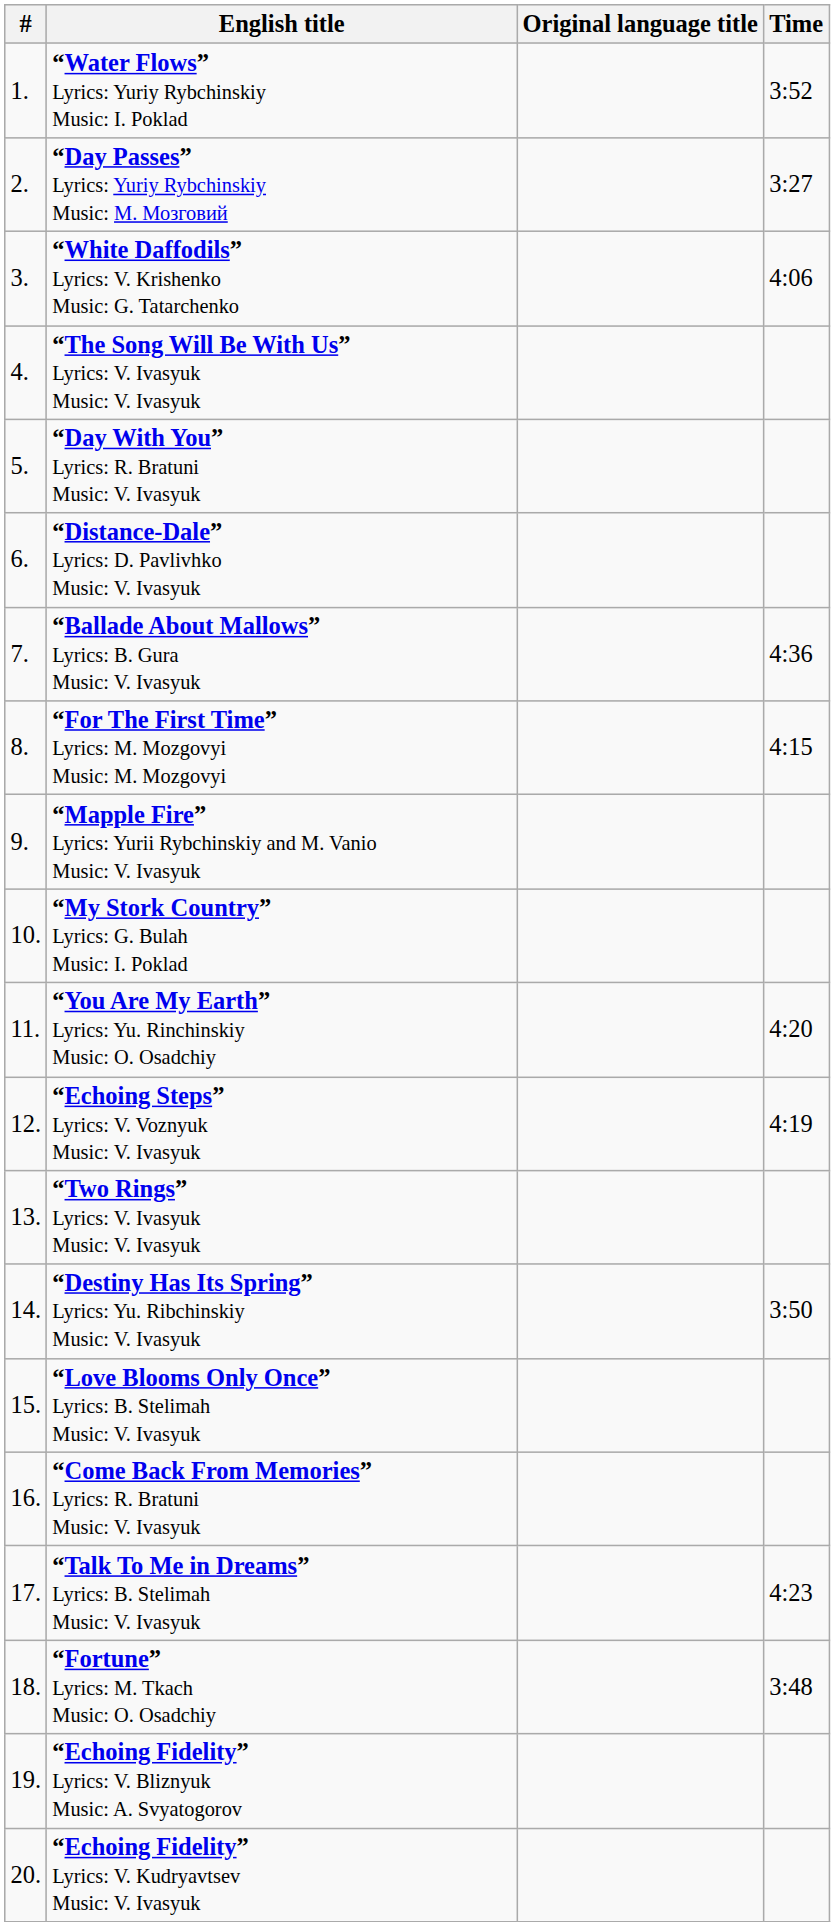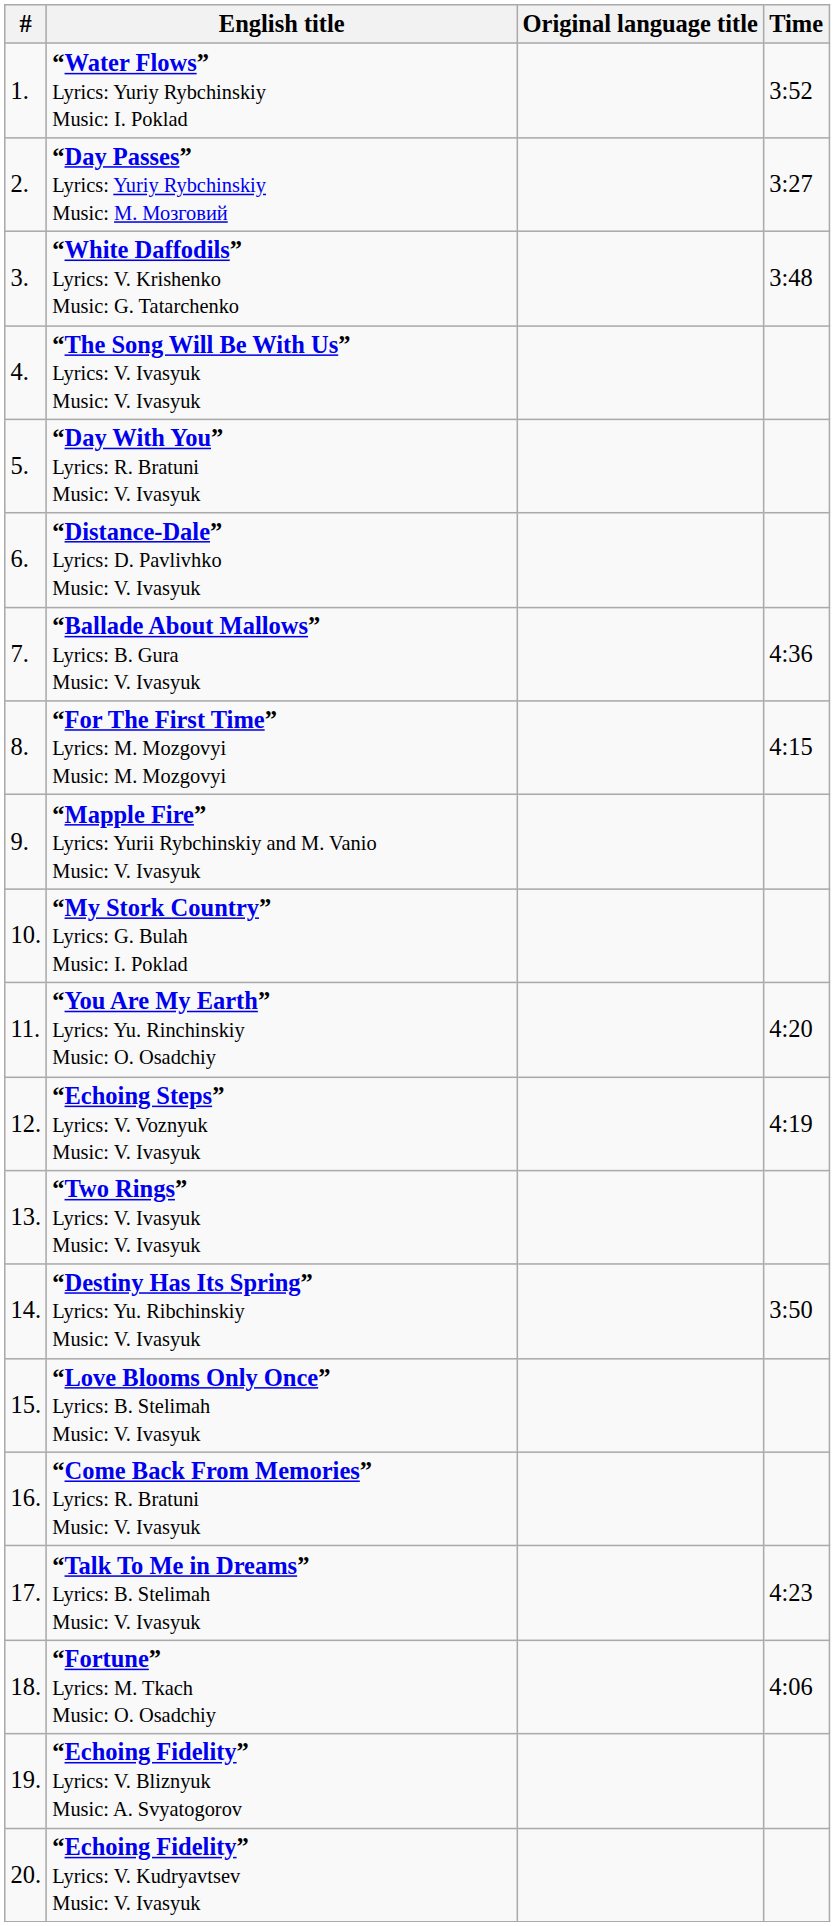(791, 278) 4:06 -> (791, 278) 3:48
(791, 1686) 3:48 -> (791, 1686) 4:06
